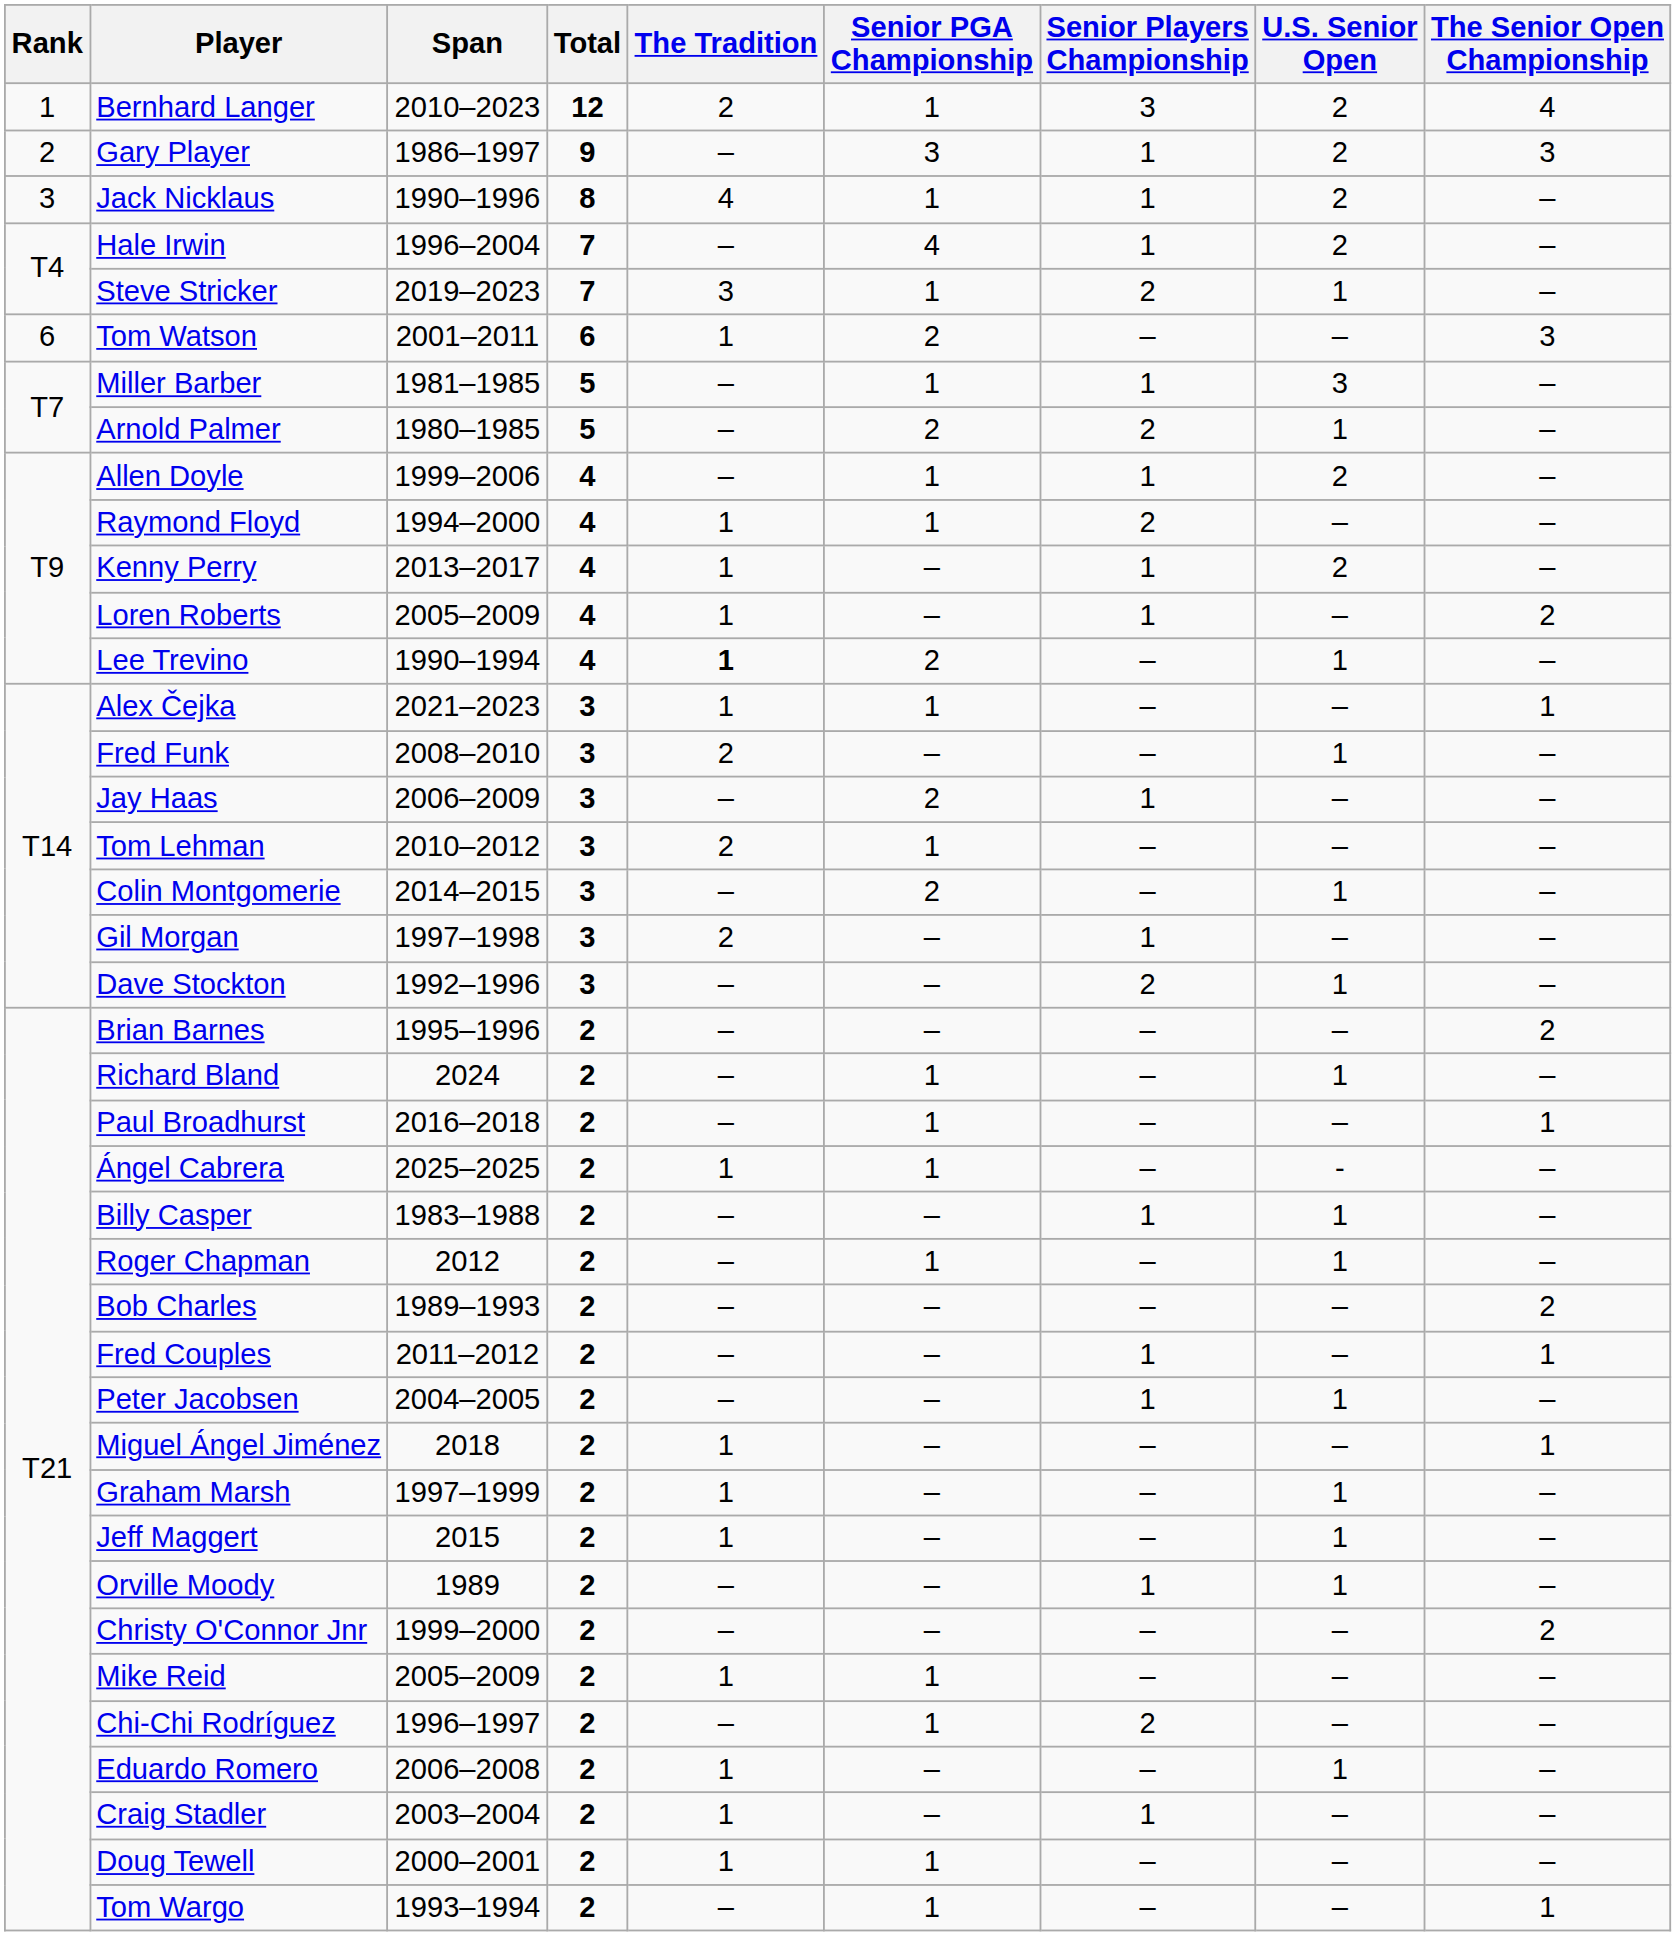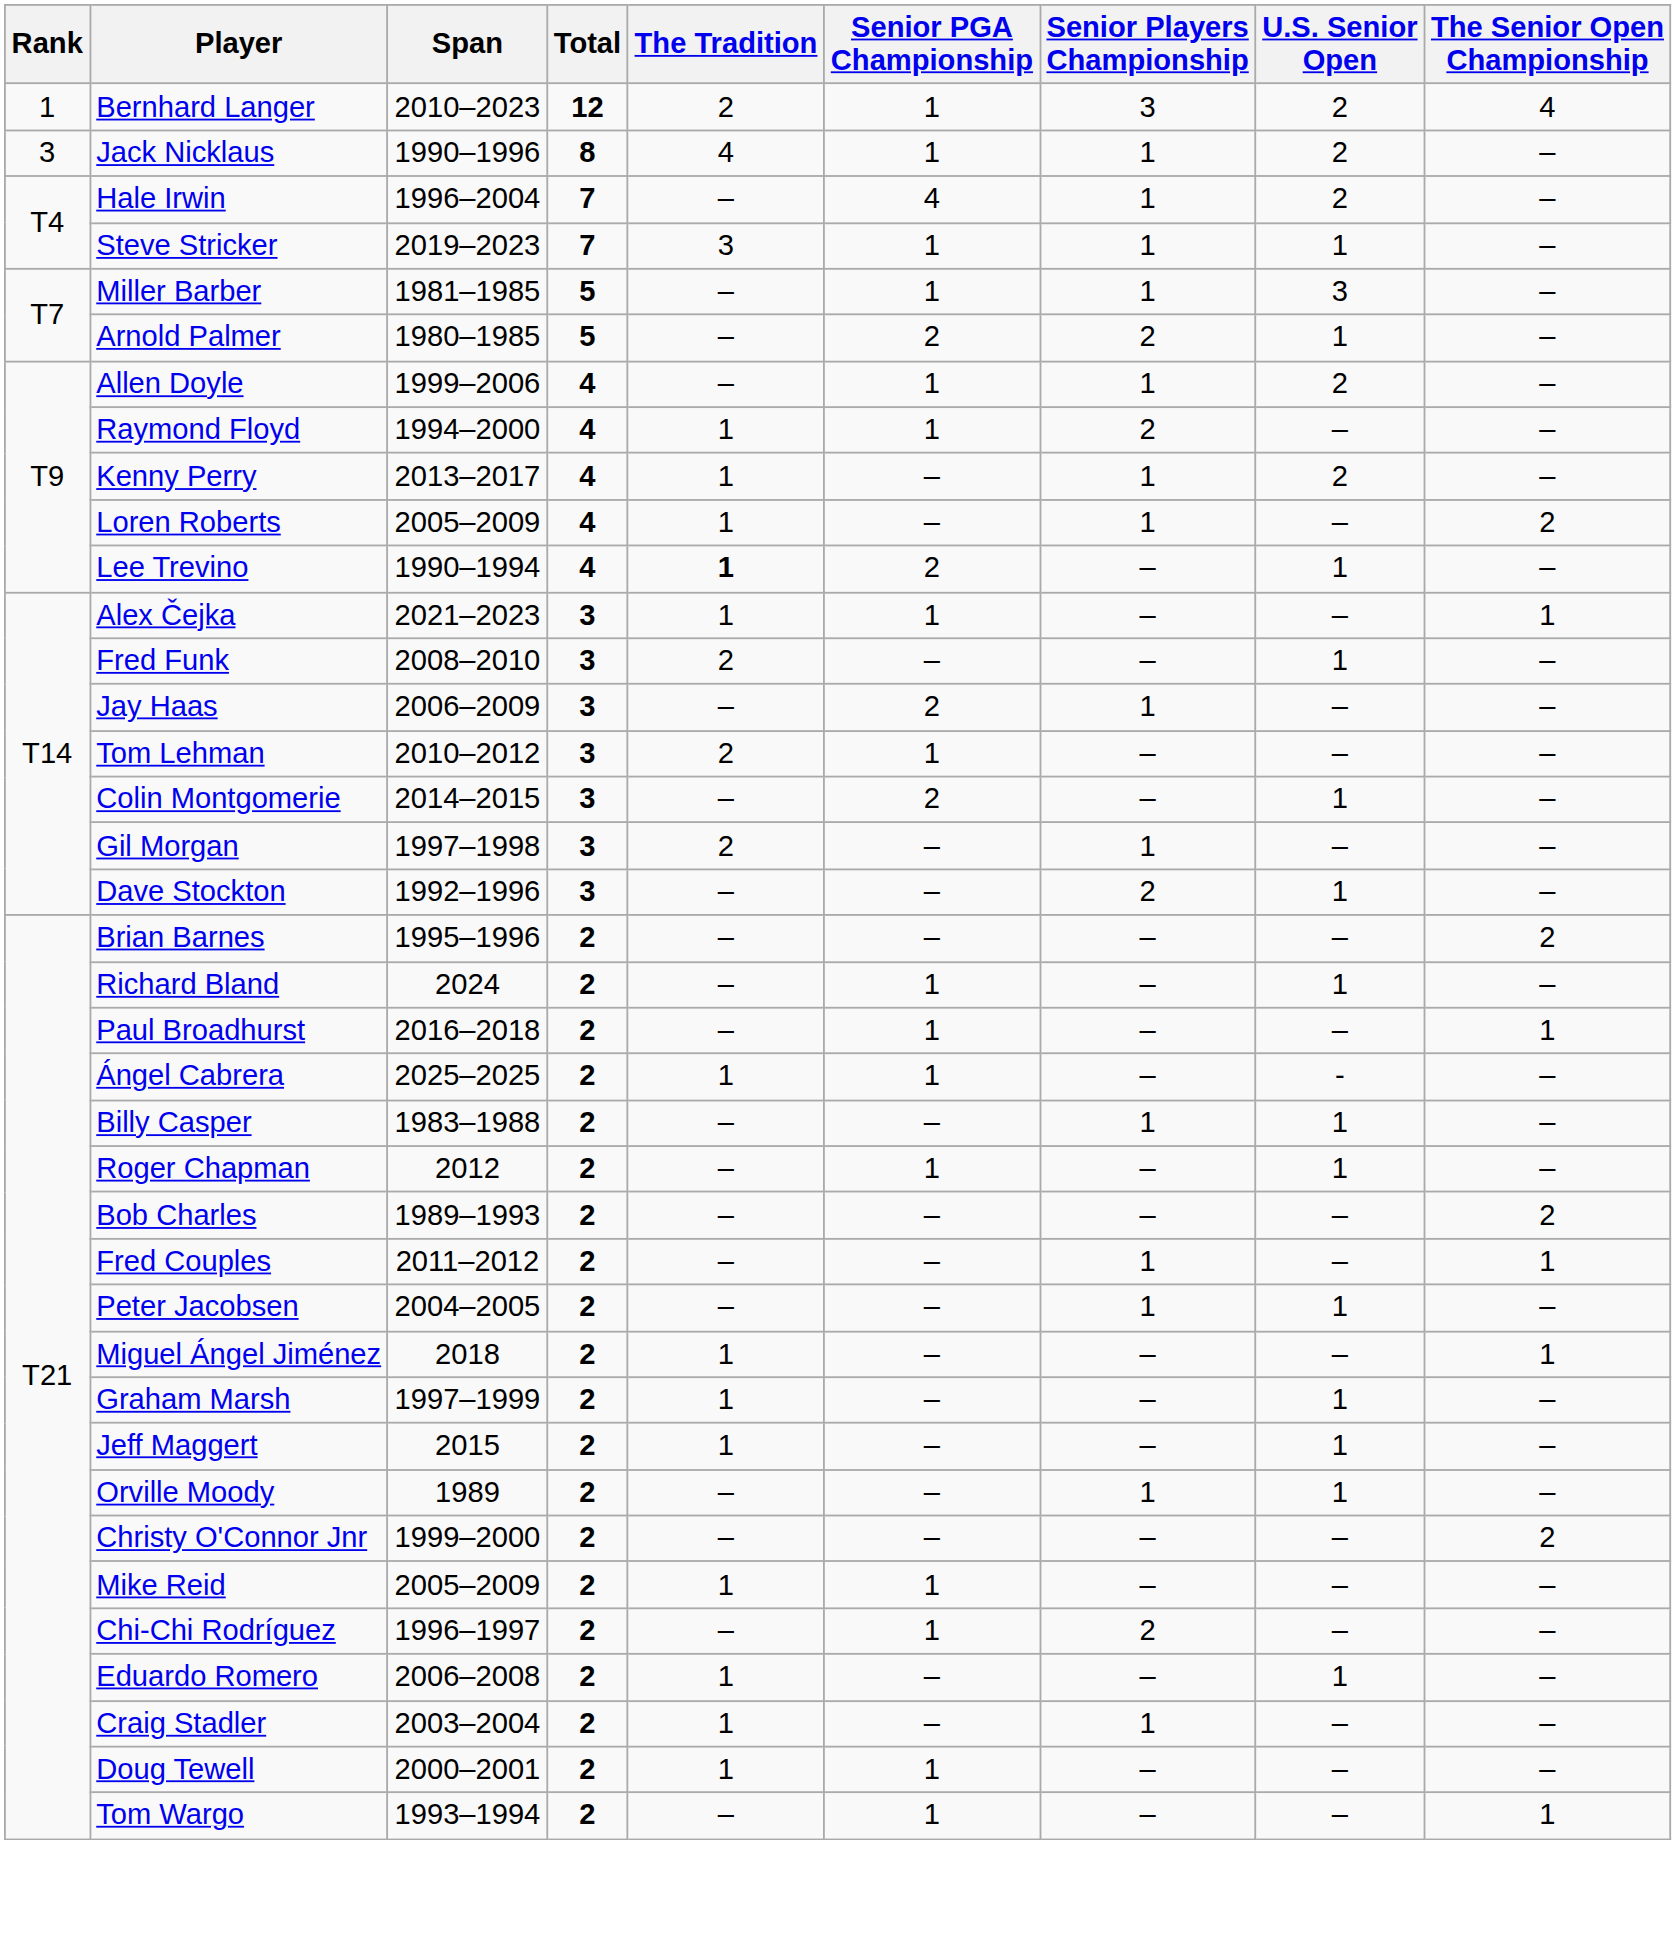- row: (173, 152)
(1148, 291) 2 -> (1148, 245) 1
- row: (177, 337)
